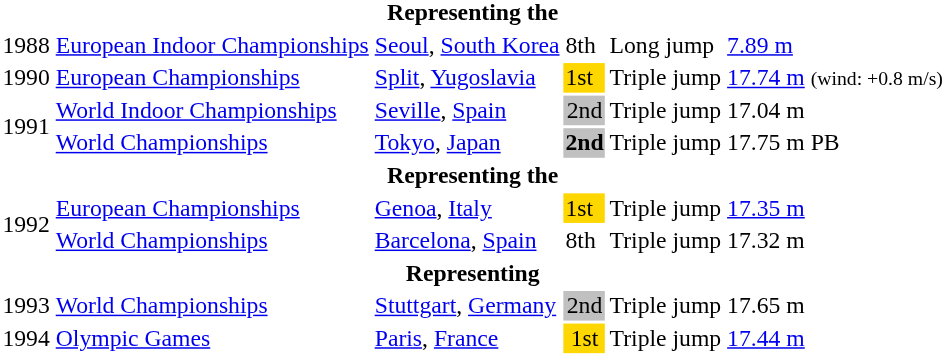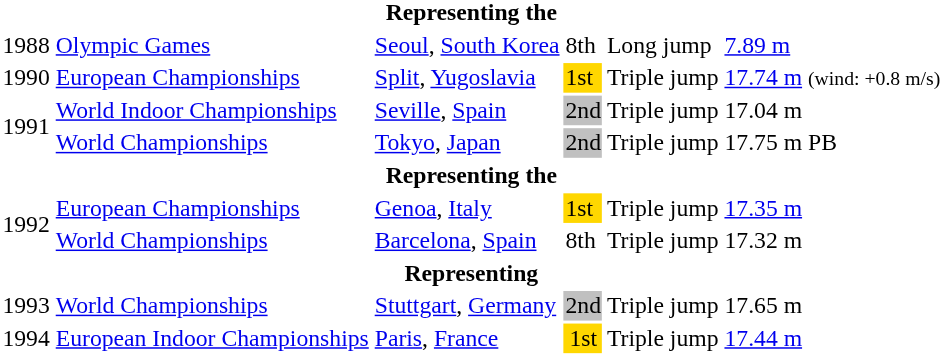(212, 45) European Indoor Championships -> (133, 45) Olympic Games
(585, 142) bold -> (583, 142) normal
(133, 338) Olympic Games -> (212, 338) European Indoor Championships
